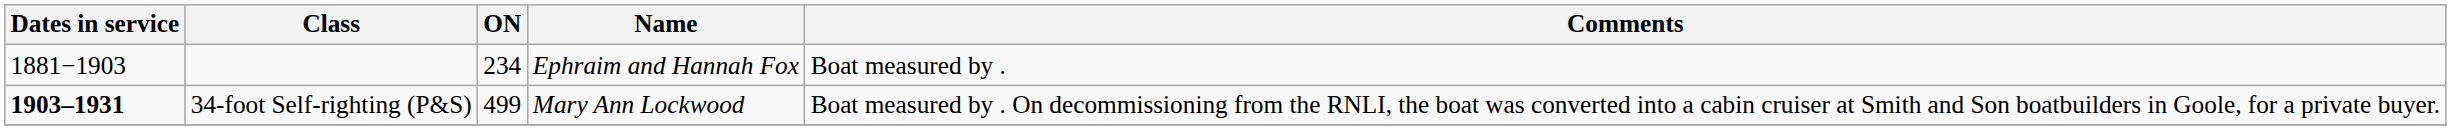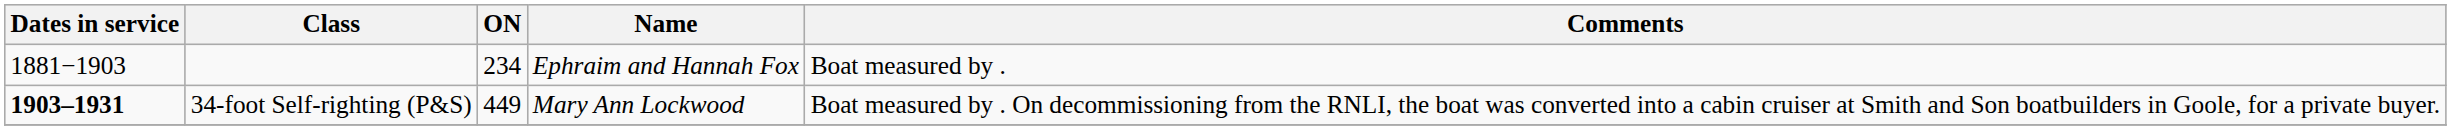(502, 104) 499 -> (502, 104) 449
